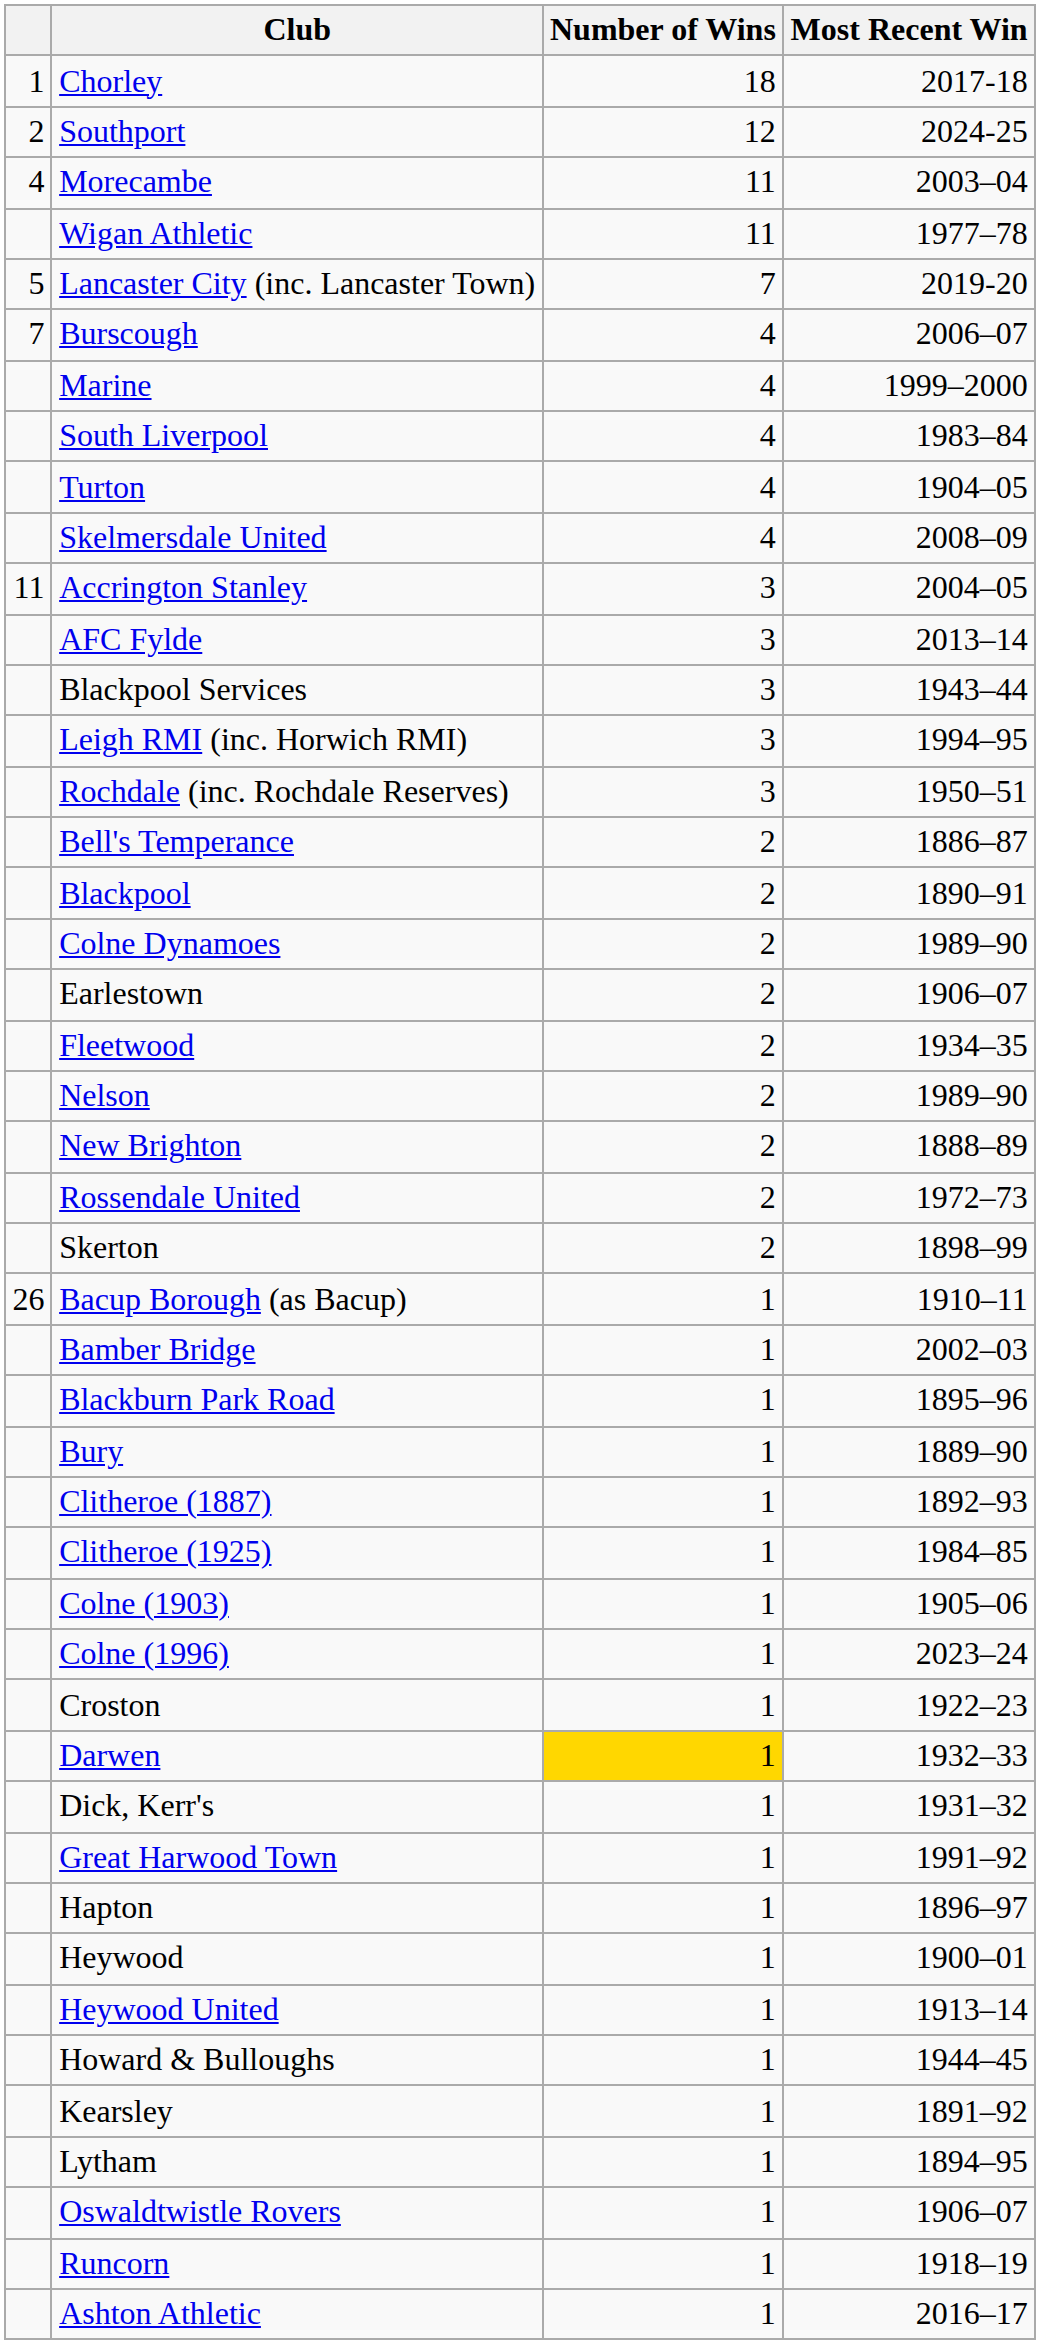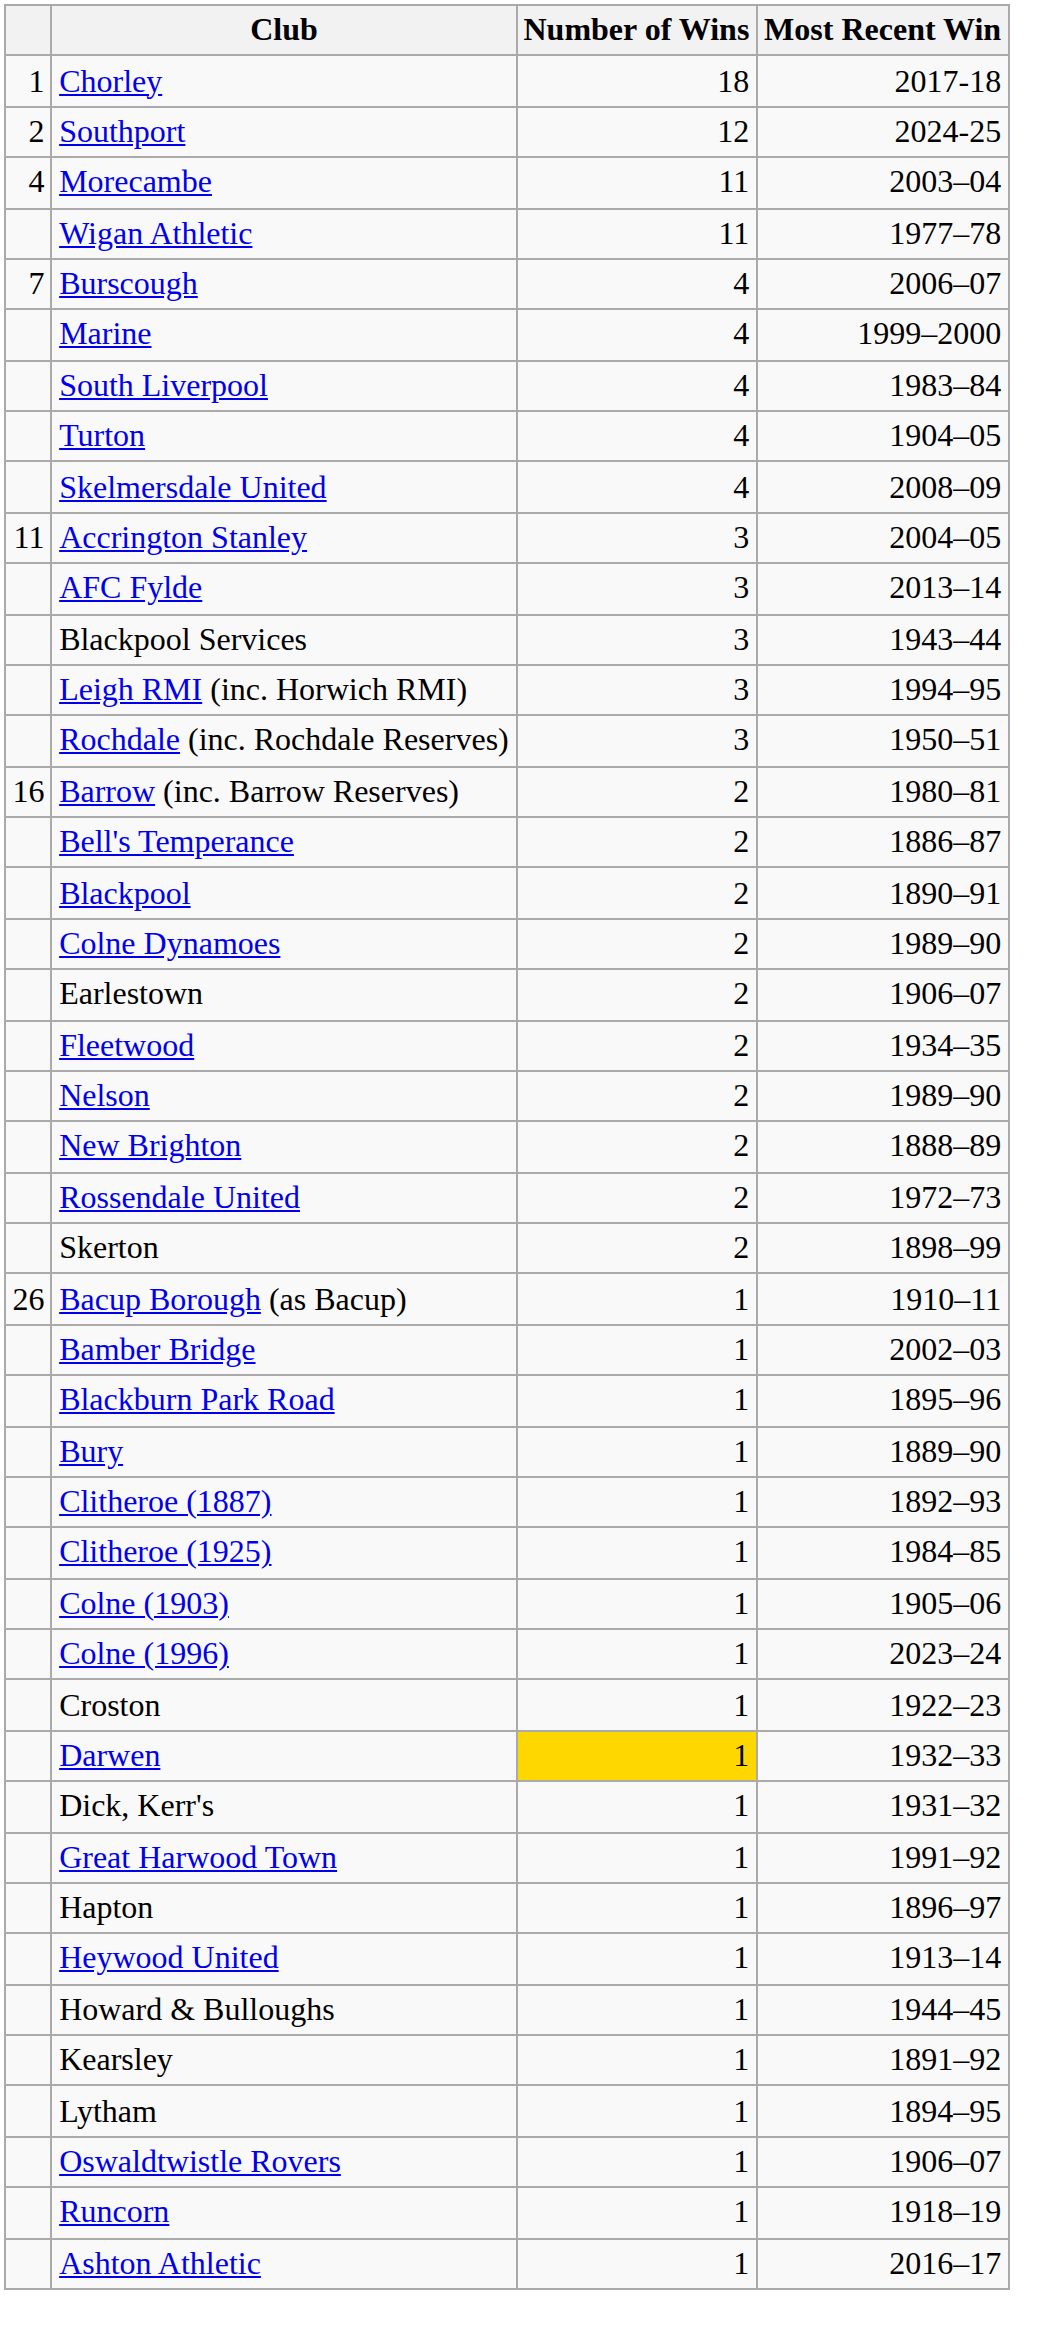- row: (297, 283)
+ row: (259, 791)
- row: (121, 1958)
